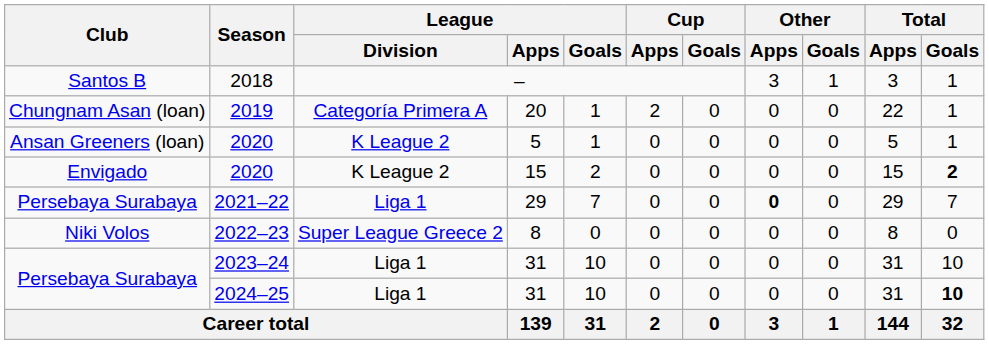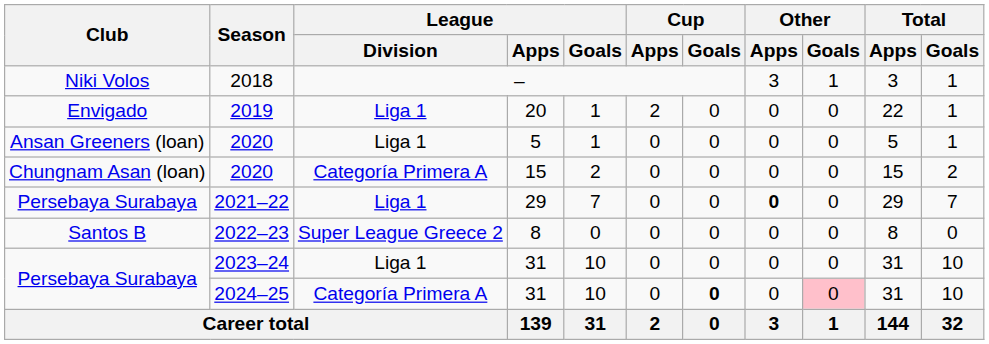(107, 80) Santos B -> (107, 80) Niki Volos
(107, 111) Chungnam Asan (loan) -> (107, 111) Envigado
(400, 111) Categoría Primera A -> (400, 111) Liga 1
(400, 141) K League 2 -> (400, 141) Liga 1
(107, 171) Envigado -> (107, 171) Chungnam Asan (loan)
(400, 171) K League 2 -> (400, 171) Categoría Primera A
(952, 171) bold -> (952, 171) normal
(107, 232) Niki Volos -> (107, 232) Santos B
(400, 293) Liga 1 -> (400, 293) Categoría Primera A
(714, 293) normal -> (714, 293) bold
(833, 293) no background -> (833, 293) pink background
(952, 293) bold -> (952, 293) normal
